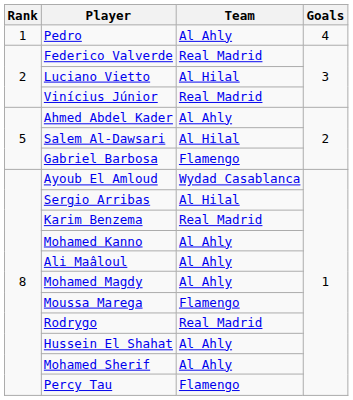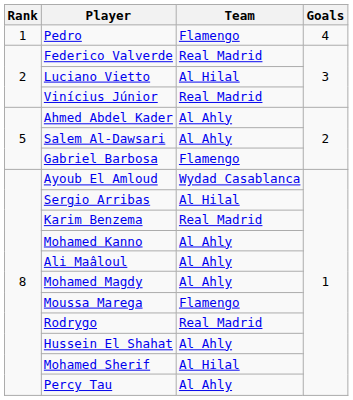(206, 35) Al Ahly -> (209, 35) Flamengo
(209, 138) Al Hilal -> (206, 138) Al Ahly
(206, 364) Al Ahly -> (209, 364) Al Hilal
(209, 385) Flamengo -> (206, 385) Al Ahly
